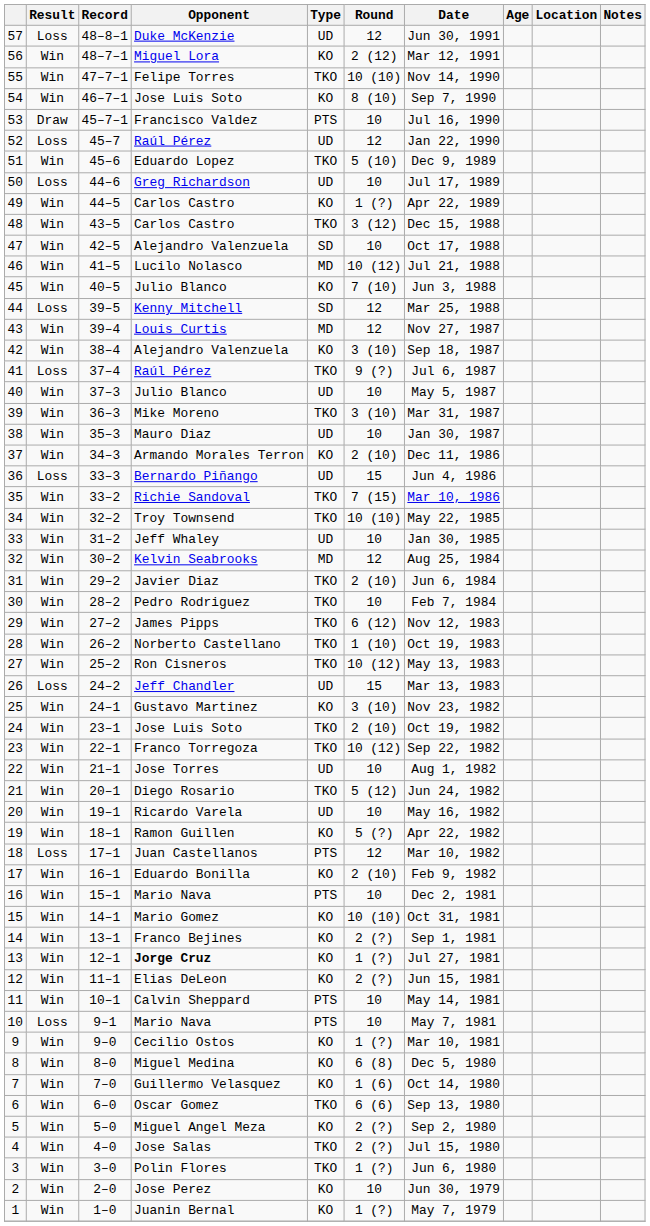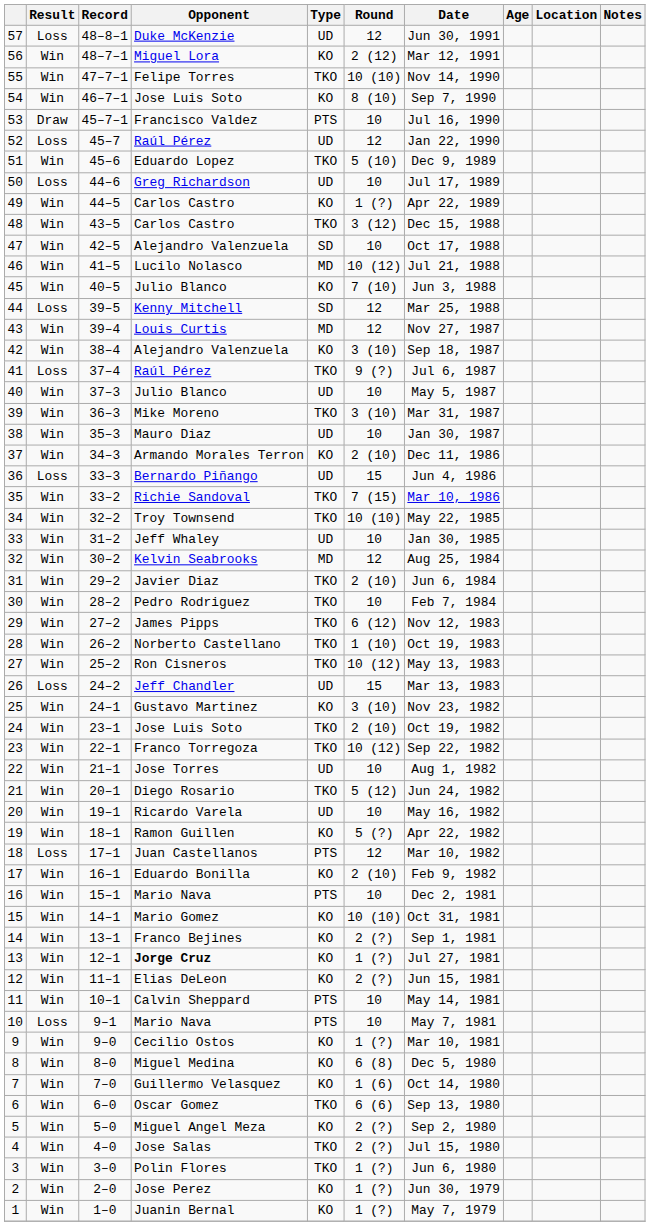(374, 1190) 10 -> (374, 1190) 1 (?)
